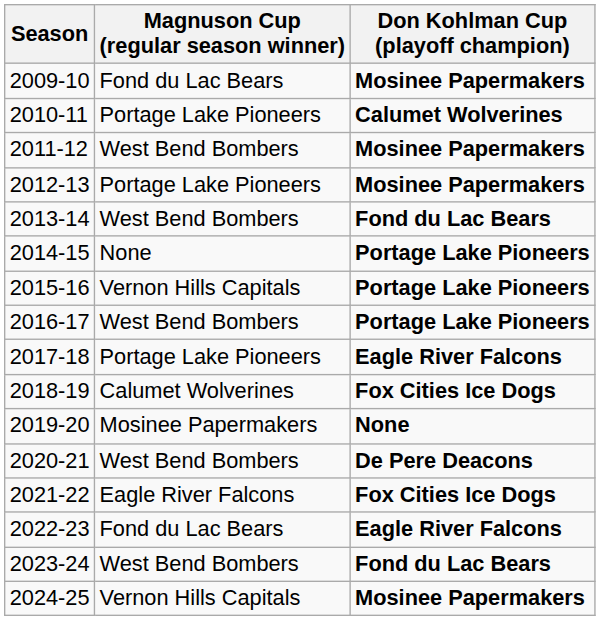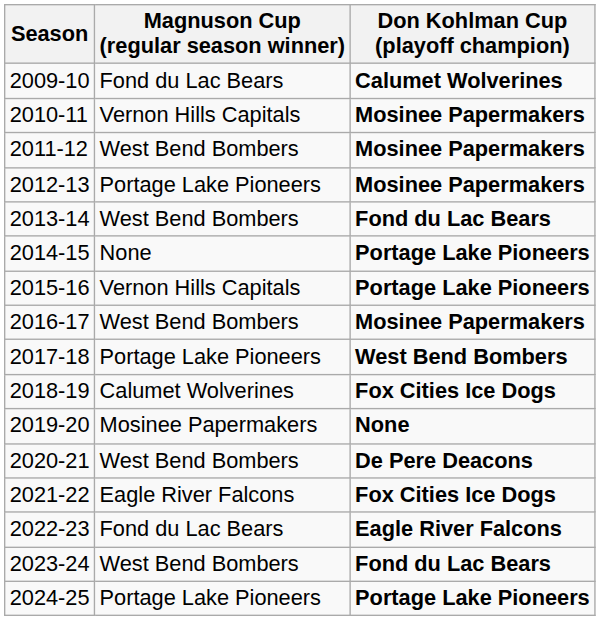(470, 80) Mosinee Papermakers -> (459, 80) Calumet Wolverines
(210, 115) Portage Lake Pioneers -> (200, 115) Vernon Hills Capitals
(459, 115) Calumet Wolverines -> (470, 115) Mosinee Papermakers
(472, 322) Portage Lake Pioneers -> (470, 322) Mosinee Papermakers
(458, 356) Eagle River Falcons -> (461, 356) West Bend Bombers
(200, 598) Vernon Hills Capitals -> (210, 598) Portage Lake Pioneers
(470, 598) Mosinee Papermakers -> (472, 598) Portage Lake Pioneers
